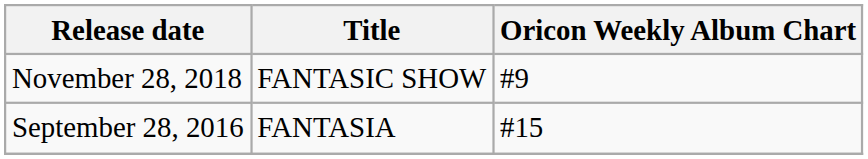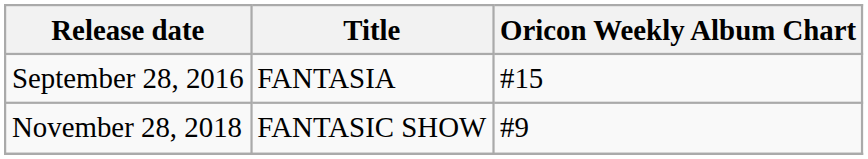rows swapped: (128, 127) <-> (127, 78)
